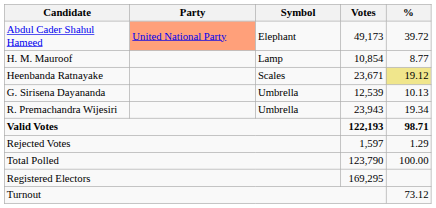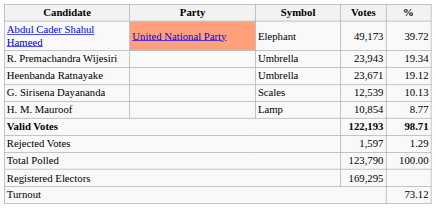rows swapped: (62, 110) <-> (40, 59)
(272, 76) Scales -> (278, 76) Umbrella
(417, 76) khaki background -> (417, 76) no background
(278, 93) Umbrella -> (272, 93) Scales
